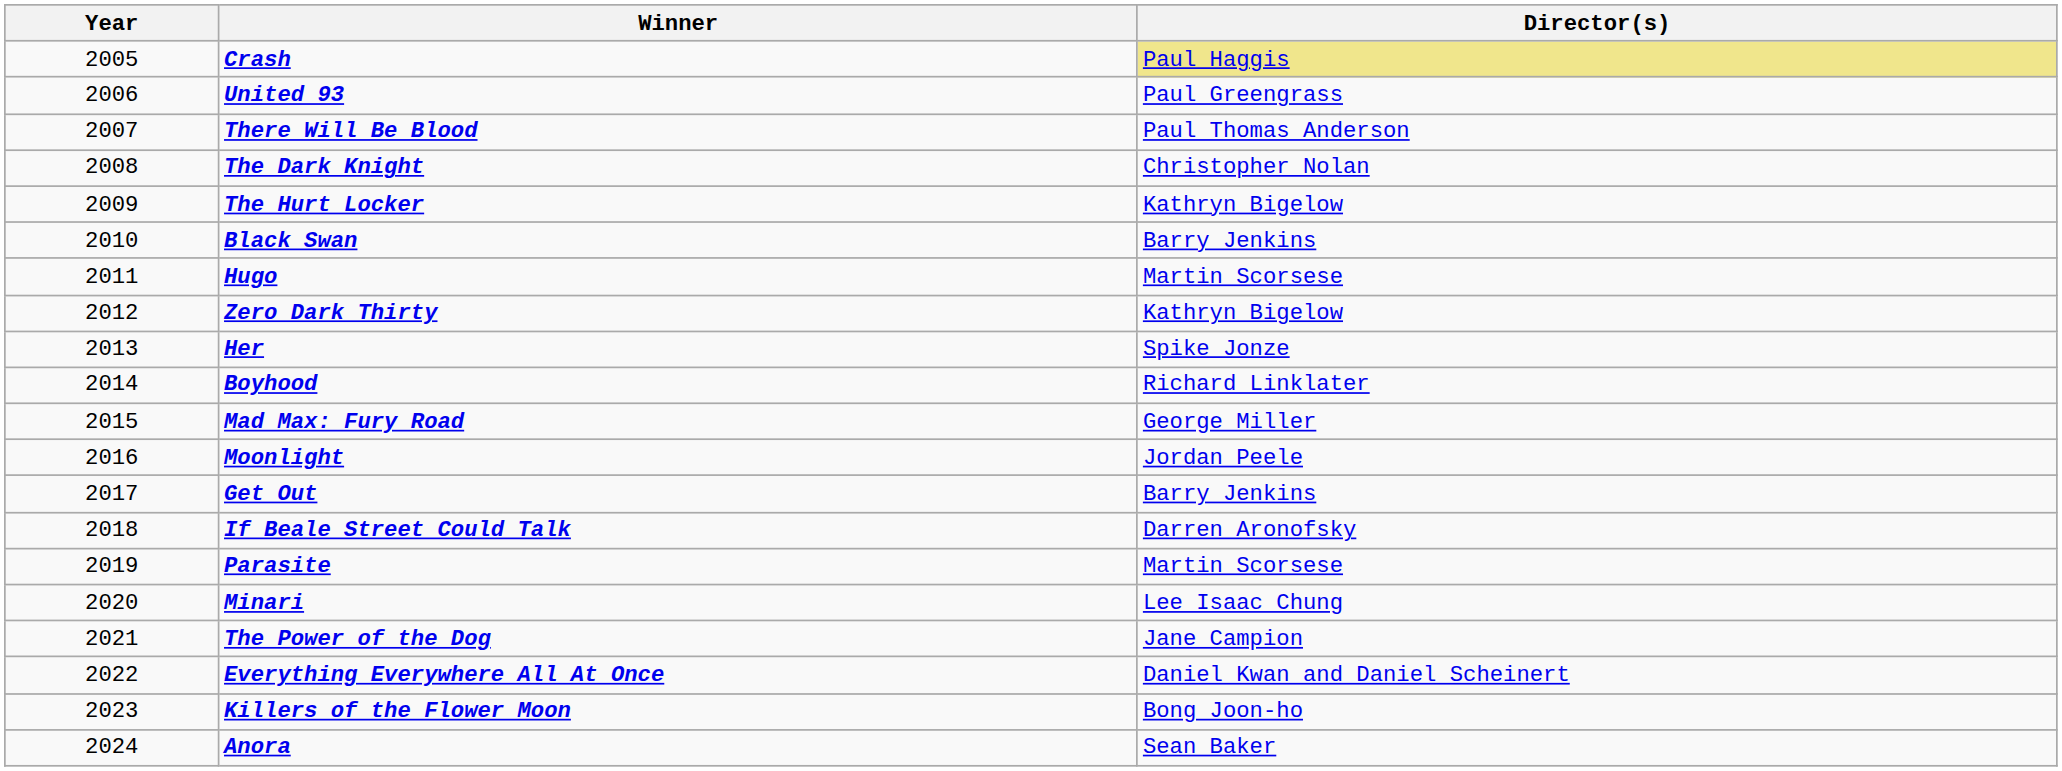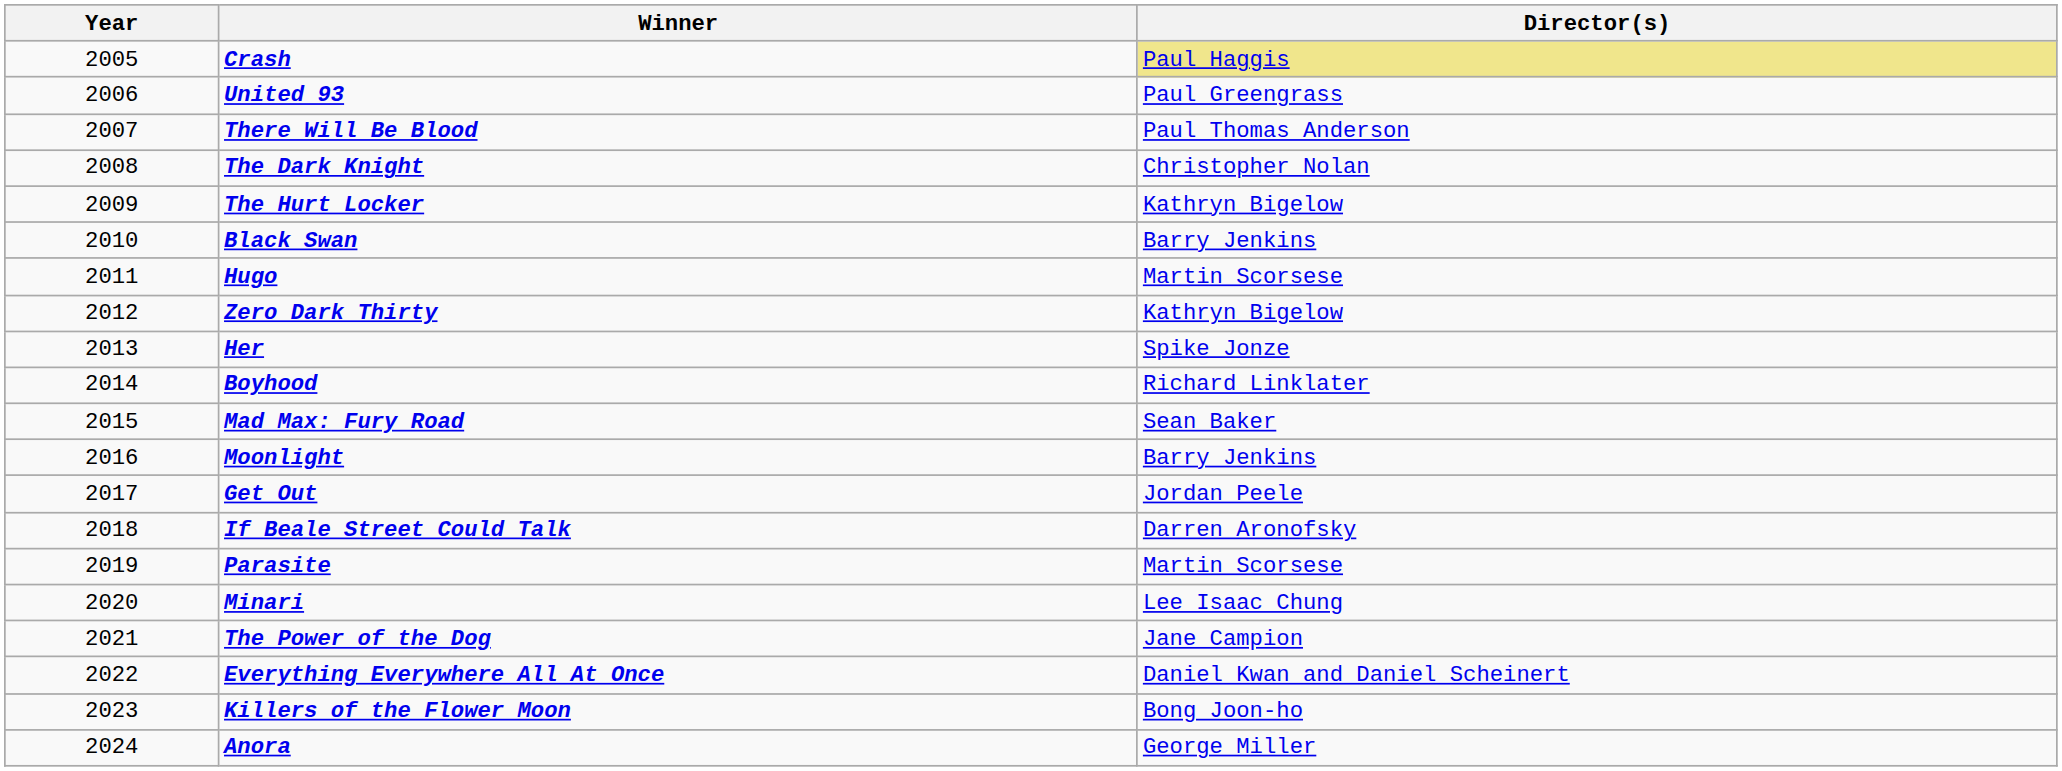(1230, 422) George Miller -> (1210, 422) Sean Baker
(1223, 458) Jordan Peele -> (1230, 458) Barry Jenkins
(1230, 494) Barry Jenkins -> (1223, 494) Jordan Peele
(1210, 748) Sean Baker -> (1230, 748) George Miller
